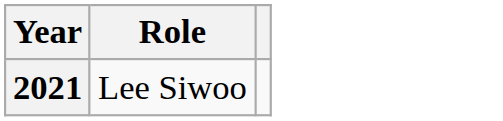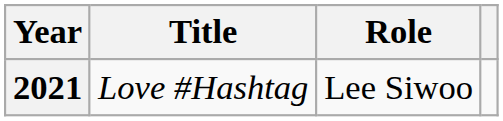+ column: (203, 31)
